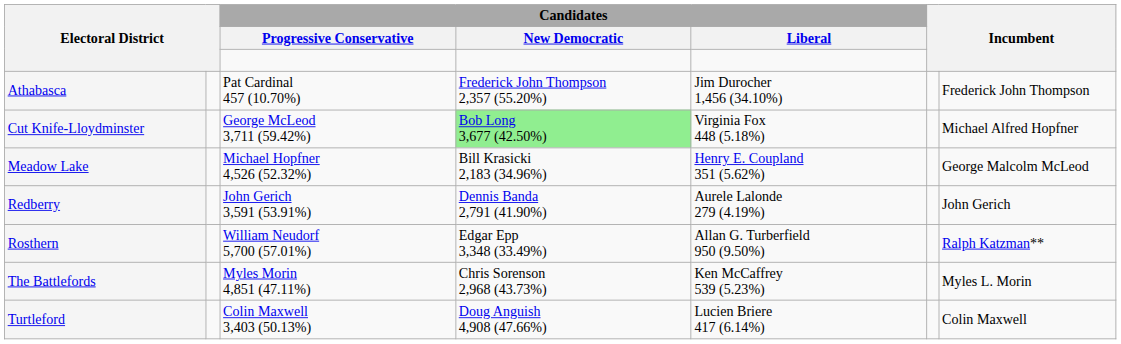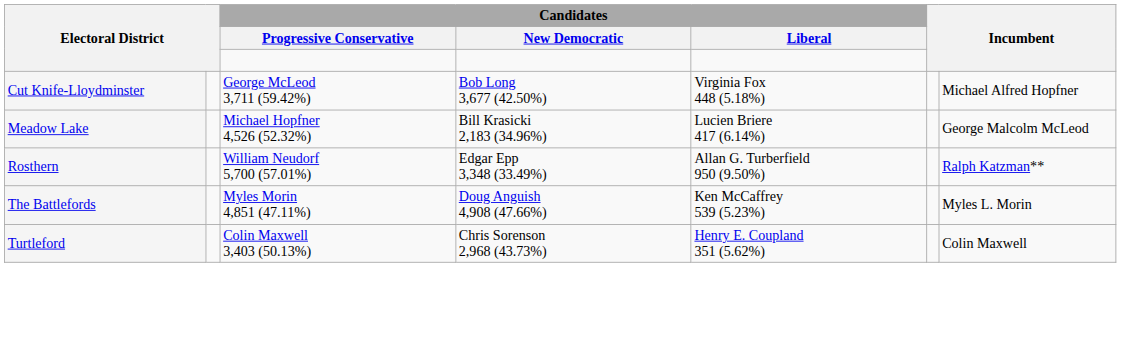- row: (37, 90)
(503, 128) lightgreen background -> (503, 90) no background
(749, 166) Henry E. Coupland 351 (5.62%) -> (733, 128) Lucien Briere 417 (6.14%)
- row: (34, 205)
(503, 281) Chris Sorenson 2,968 (43.73%) -> (503, 205) Doug Anguish 4,908 (47.66%)
(503, 319) Doug Anguish 4,908 (47.66%) -> (503, 243) Chris Sorenson 2,968 (43.73%)
(733, 319) Lucien Briere 417 (6.14%) -> (749, 243) Henry E. Coupland 351 (5.62%)
